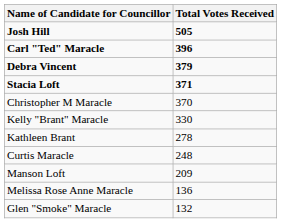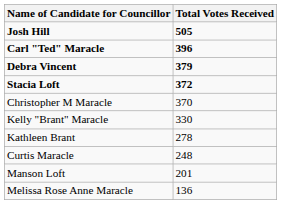(184, 84) 371 -> (184, 84) 372
(184, 173) 209 -> (184, 173) 201
- row: (59, 208)
